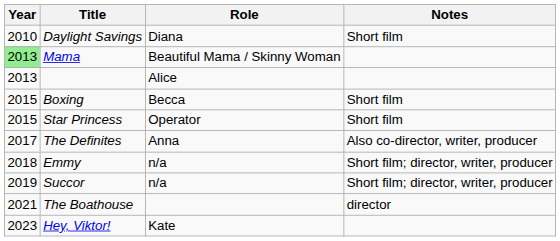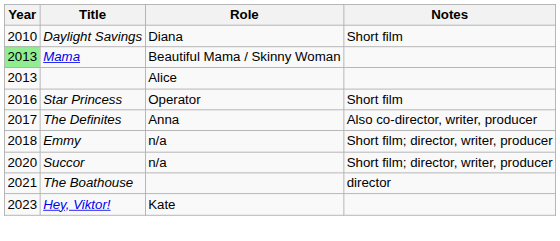- row: (63, 99)
(22, 120) 2015 -> (22, 99) 2016
(22, 183) 2019 -> (22, 162) 2020
